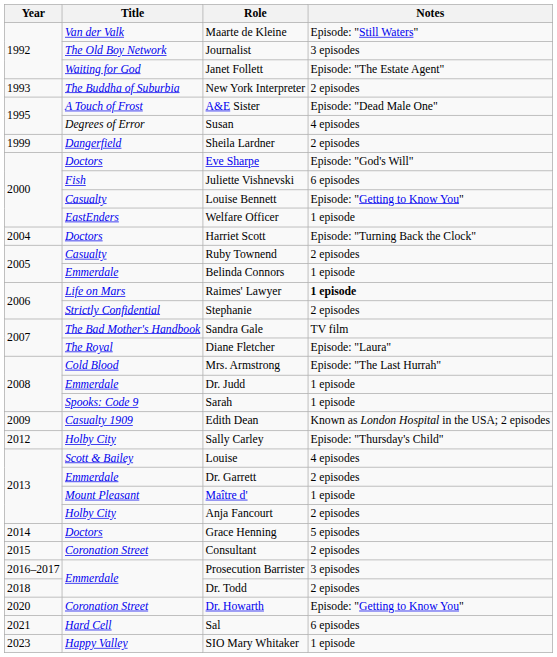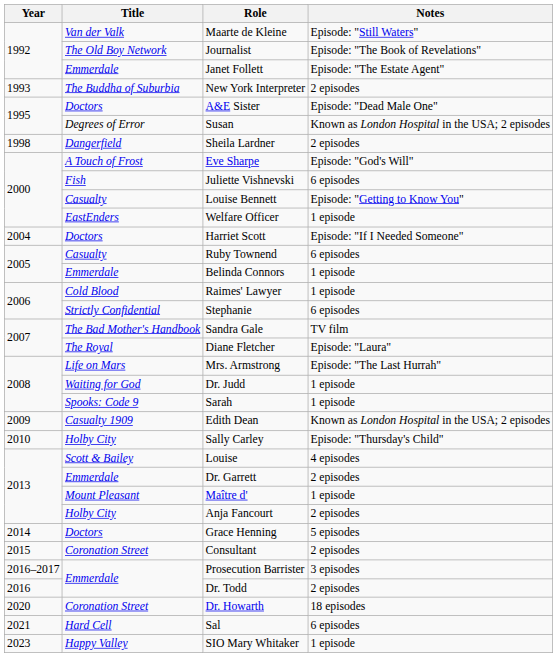(335, 50) 3 episodes -> (396, 50) Episode: "The Book of Revelations"
(103, 69) Waiting for God -> (92, 69) Emmerdale
(104, 106) A Touch of Frost -> (84, 106) Doctors
(335, 124) 4 episodes -> (430, 124) Known as London Hospital in the USA; 2 episodes
(19, 143) 1999 -> (19, 143) 1998
(84, 161) Doctors -> (104, 161) A Touch of Frost
(393, 236) Episode: "Turning Back the Clock" -> (387, 236) Episode: "If I Needed Someone"
(335, 254) 2 episodes -> (335, 254) 6 episodes
(95, 291) Life on Mars -> (92, 291) Cold Blood
(333, 291) bold -> (333, 291) normal
(335, 310) 2 episodes -> (335, 310) 6 episodes
(92, 365) Cold Blood -> (95, 365) Life on Mars
(92, 384) Emmerdale -> (103, 384) Waiting for God
(19, 439) 2012 -> (19, 439) 2010
(19, 587) 2018 -> (19, 587) 2016
(387, 606) Episode: "Getting to Know You" -> (338, 606) 18 episodes
